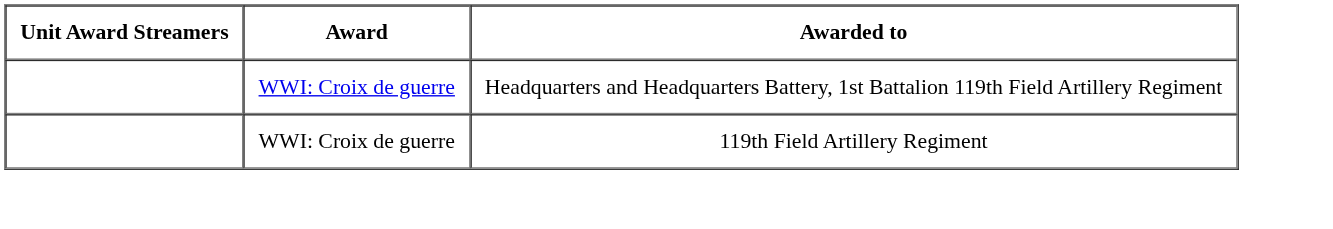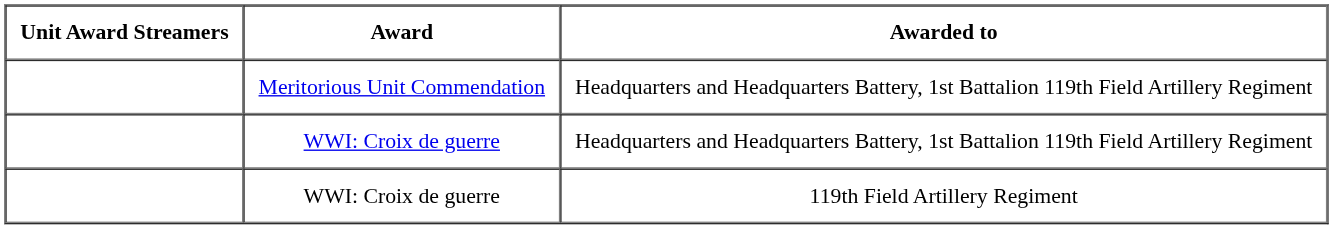+ row: (402, 86)
